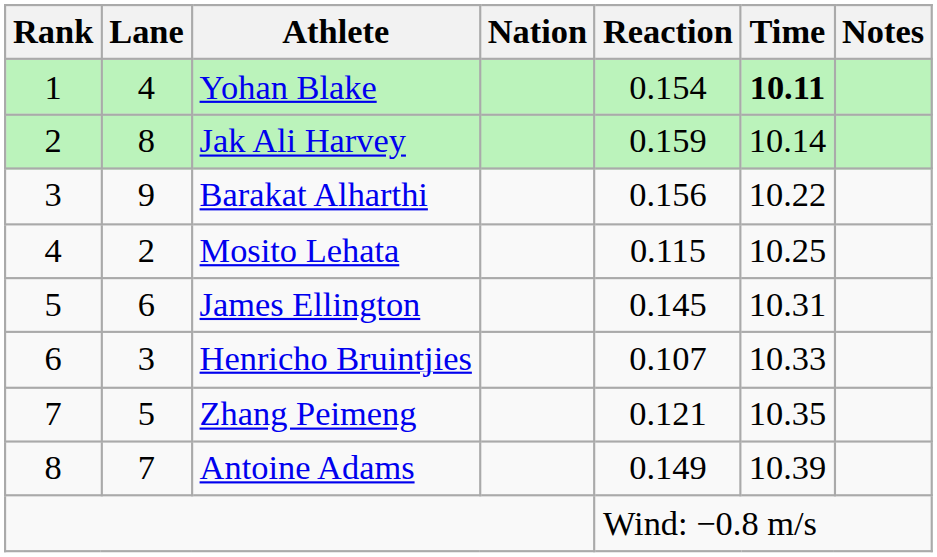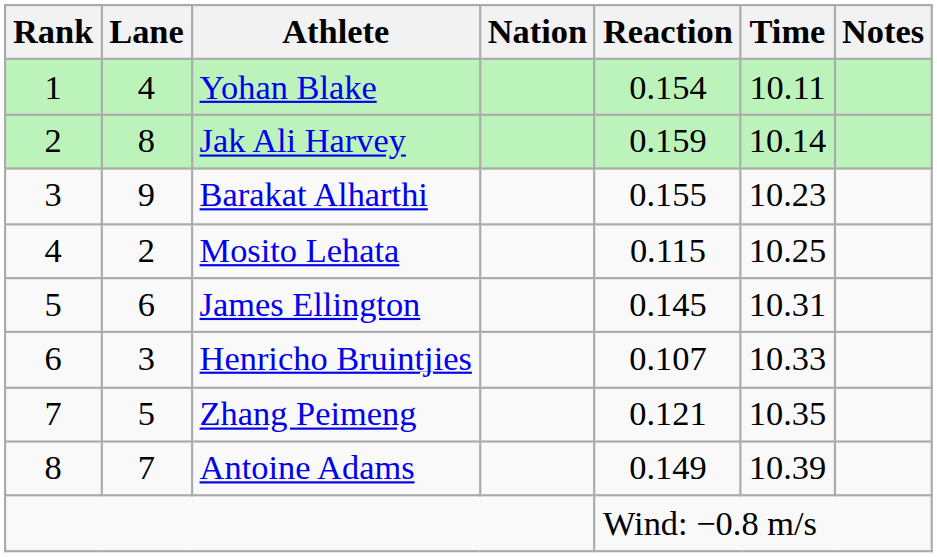(787, 86) bold -> (787, 86) normal
(668, 195) 0.156 -> (668, 195) 0.155
(787, 195) 10.22 -> (787, 195) 10.23
